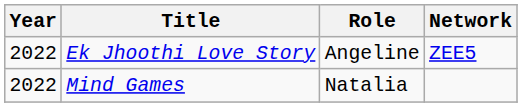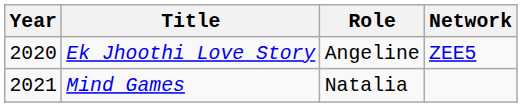(33, 53) 2022 -> (33, 53) 2020
(33, 85) 2022 -> (33, 85) 2021
